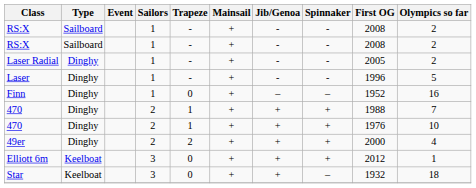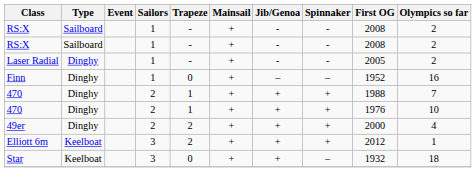- row: (18, 77)
(190, 158) 0 -> (190, 142) 2
